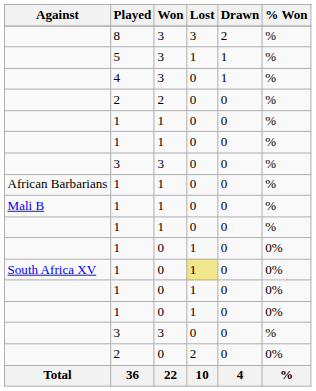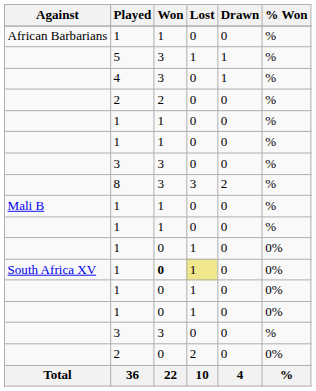rows swapped: (57, 184) <-> (57, 36)
(161, 269) normal -> (161, 269) bold
